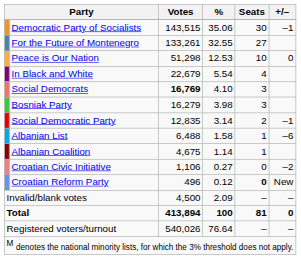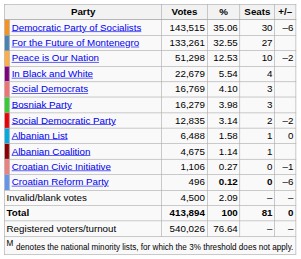(288, 27) –1 -> (288, 27) –6
(291, 58) 0 -> (288, 58) –2
(186, 89) bold -> (190, 89) normal
(288, 120) –1 -> (288, 120) –2
(288, 136) –6 -> (291, 136) 0
(288, 167) –2 -> (288, 167) –1
(223, 182) normal -> (228, 182) bold
(284, 182) New -> (288, 182) –6
